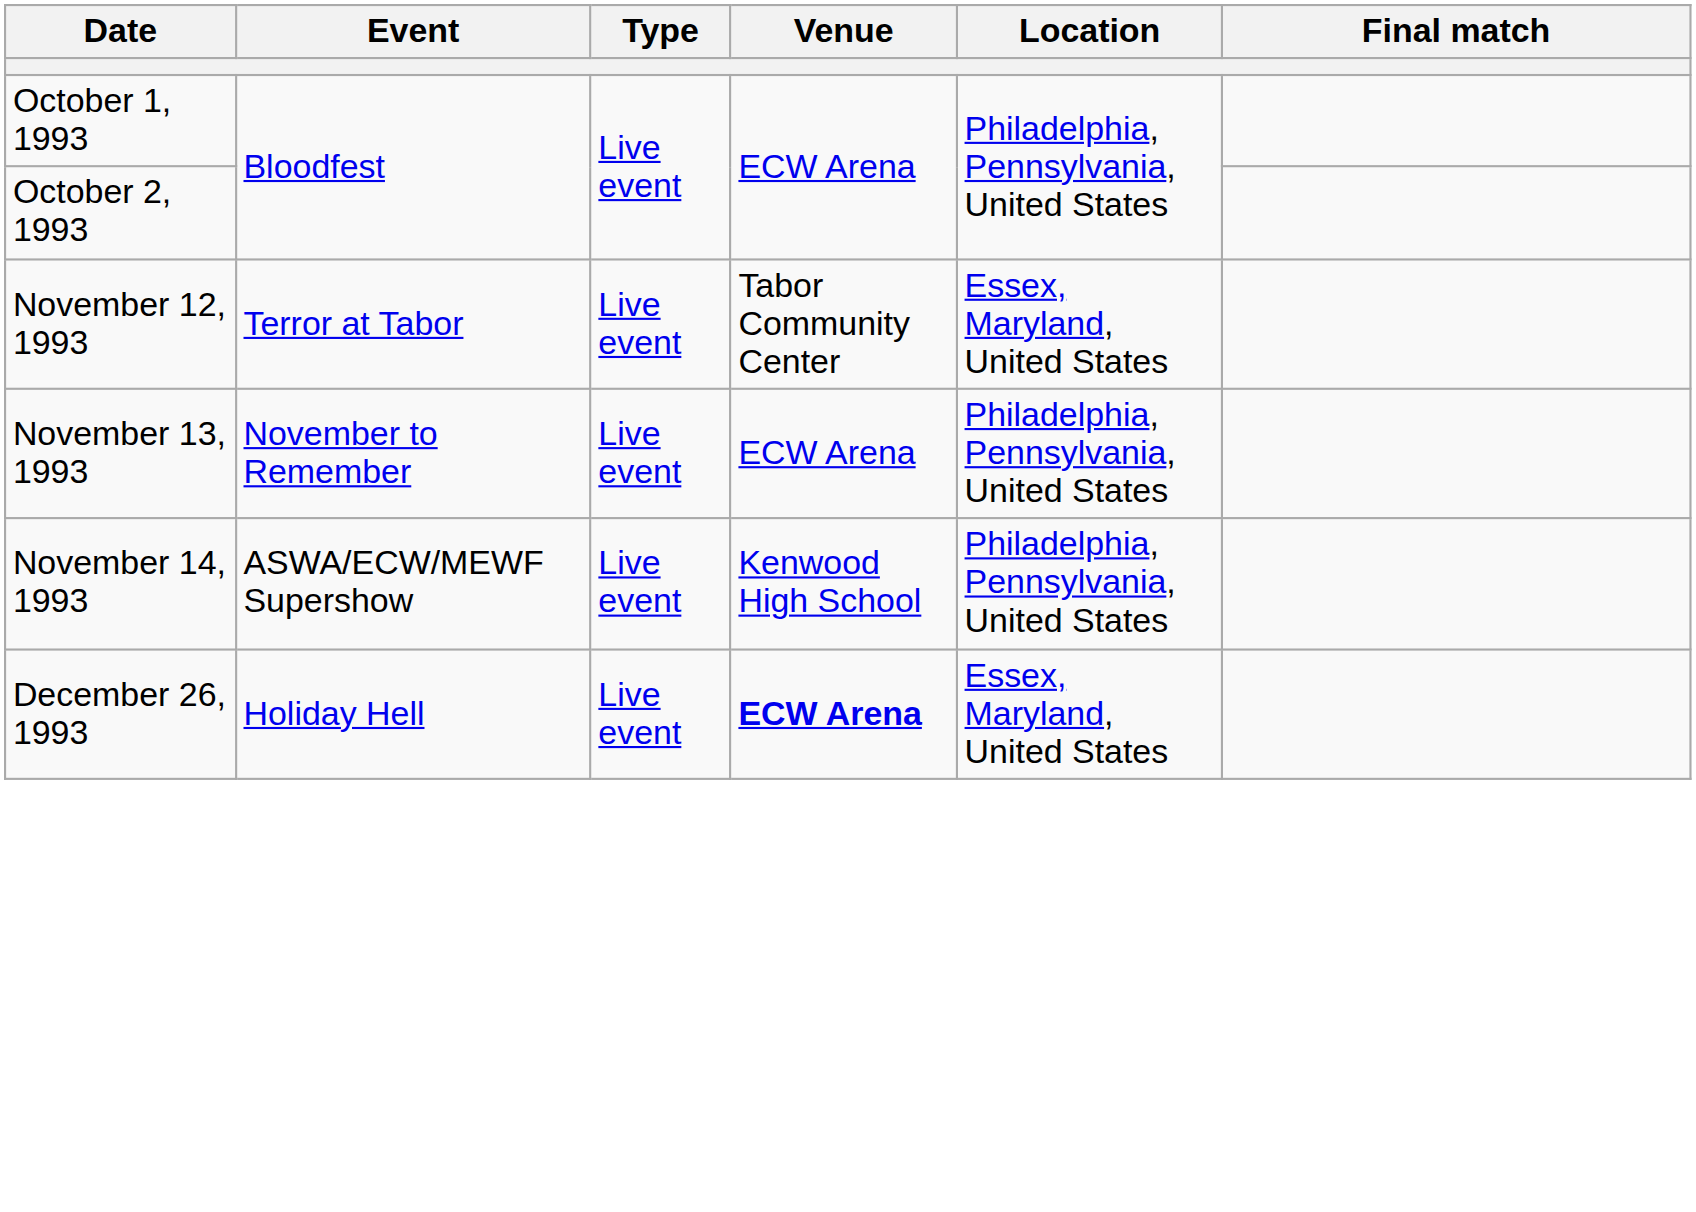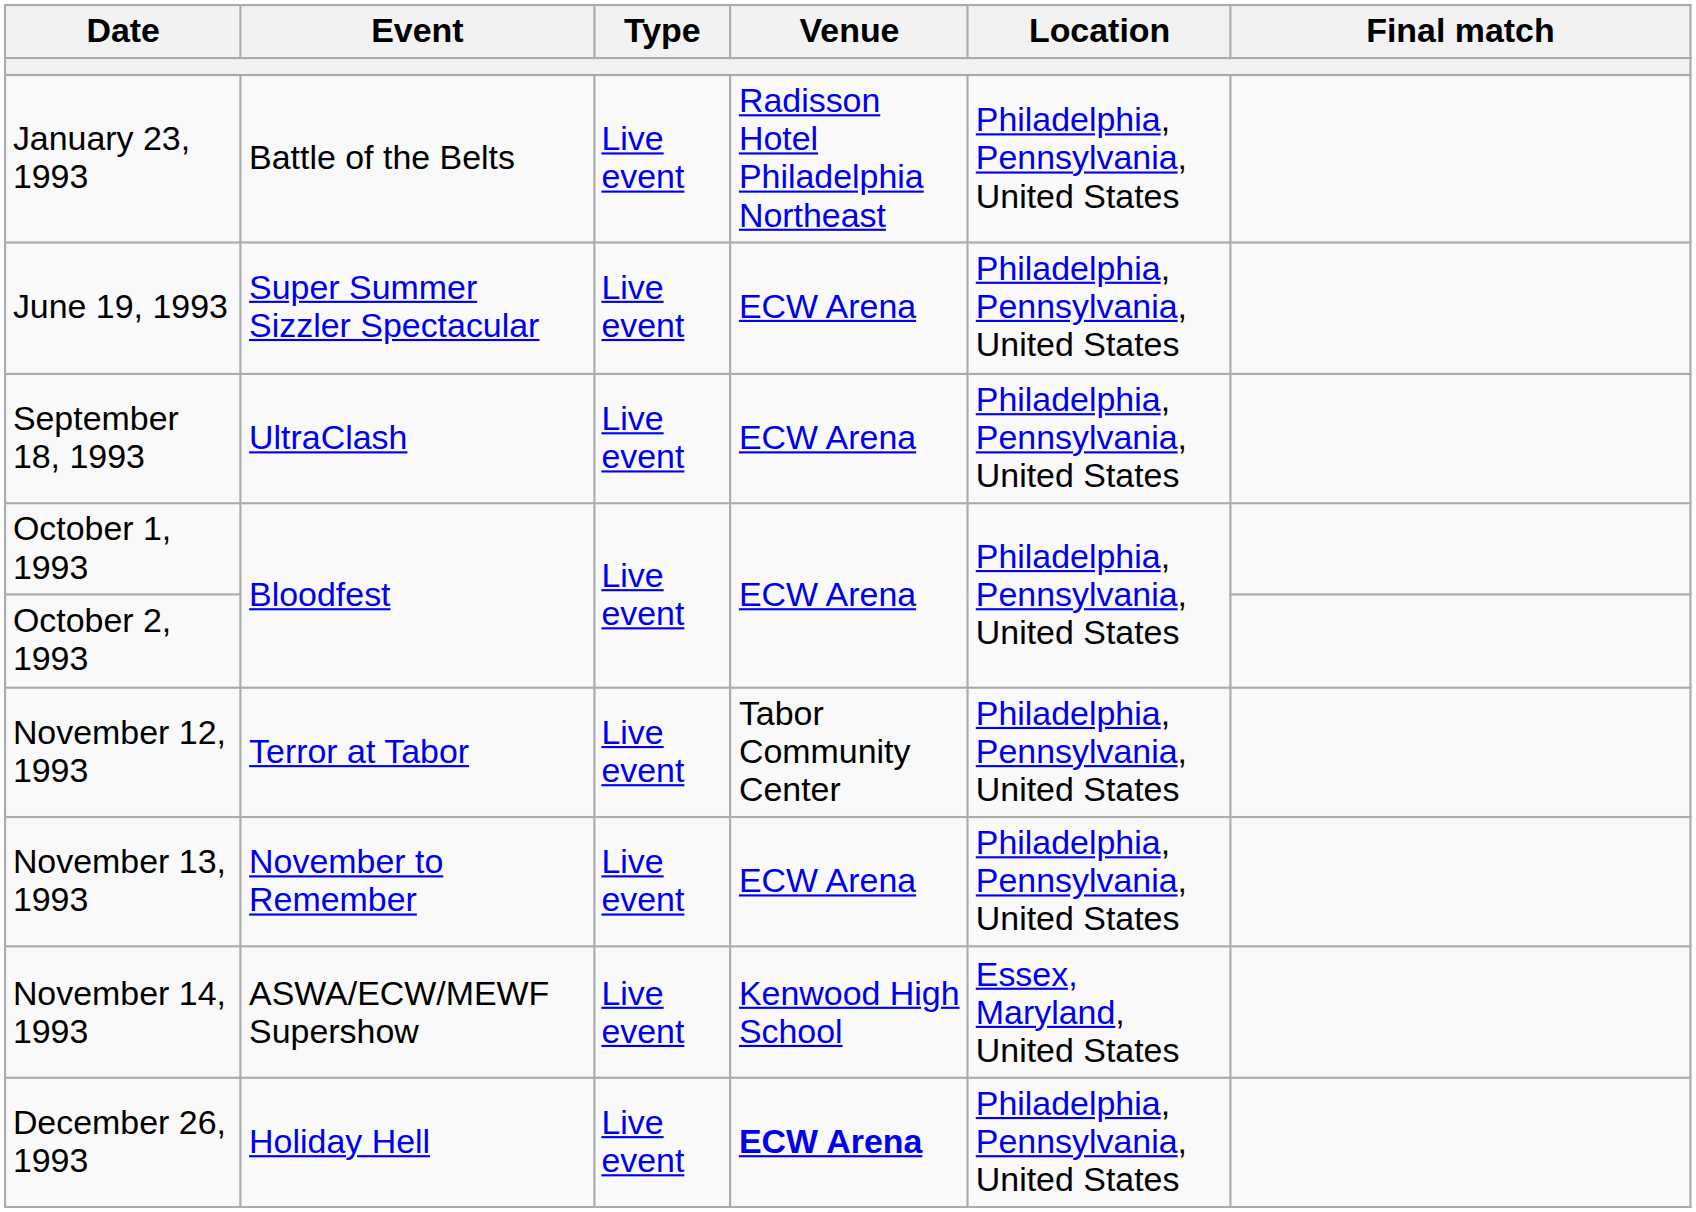+ row: (102, 158)
+ row: (120, 307)
+ row: (96, 437)
(1066, 322) Essex, Maryland, United States -> (1081, 751) Philadelphia, Pennsylvania, United States
(1070, 583) Philadelphia, Pennsylvania, United States -> (1078, 1011) Essex, Maryland, United States
(1066, 713) Essex, Maryland, United States -> (1081, 1141) Philadelphia, Pennsylvania, United States
